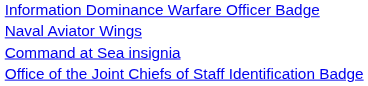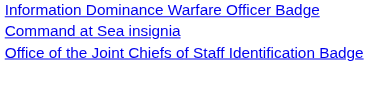- row: (73, 31)
